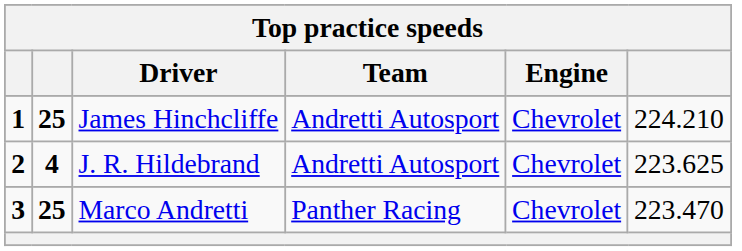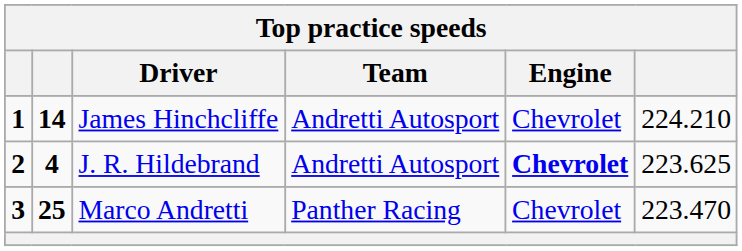(52, 118) 25 -> (52, 118) 14
(567, 164) normal -> (570, 164) bold
